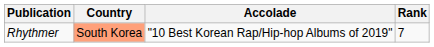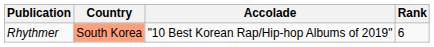(401, 32) 7 -> (401, 32) 6
